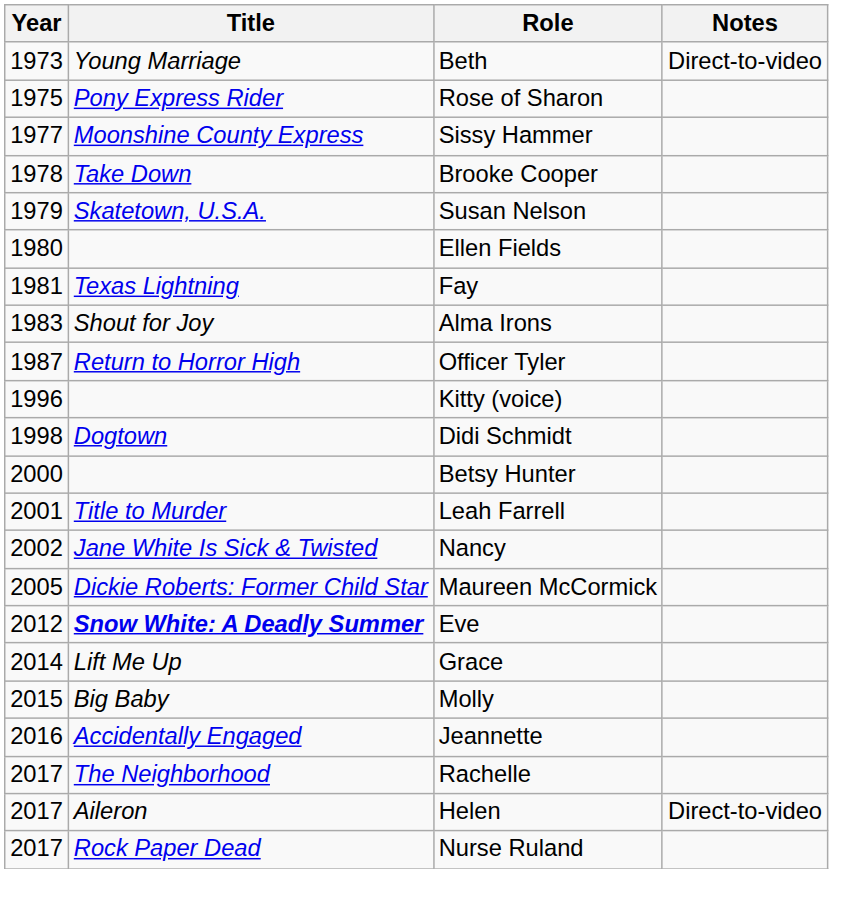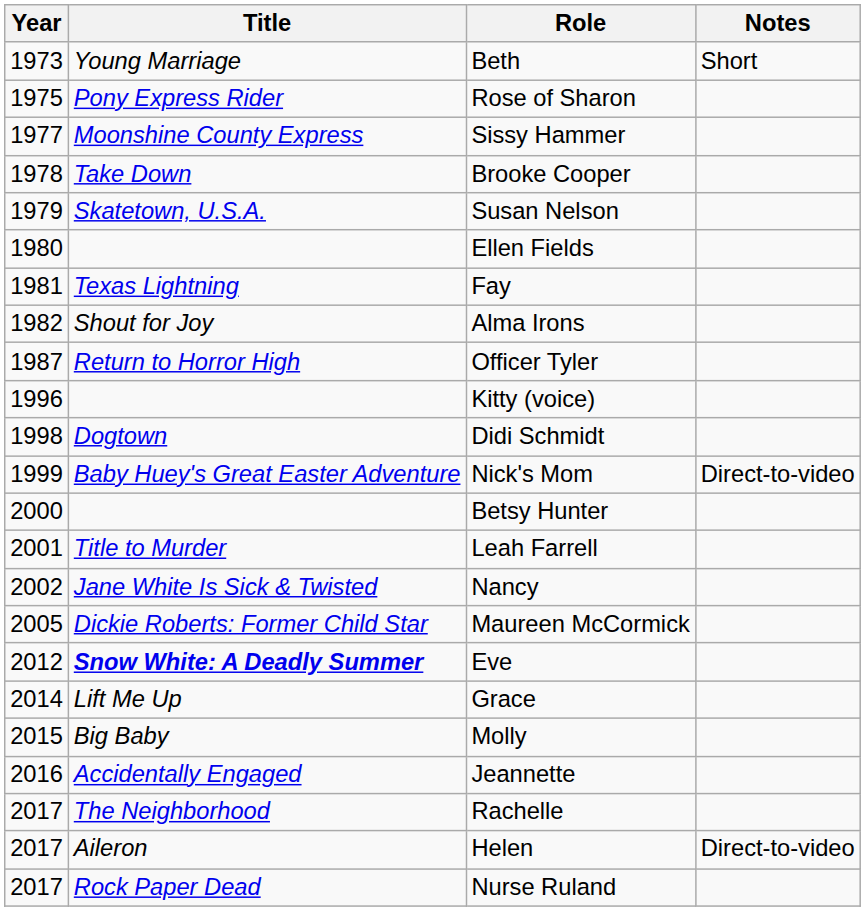(745, 60) Direct-to-video -> (729, 60) Short
(37, 323) 1983 -> (37, 323) 1982
+ row: (532, 473)
